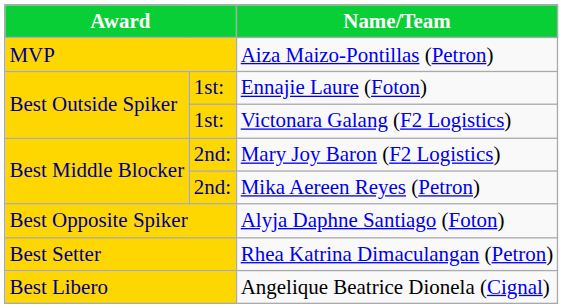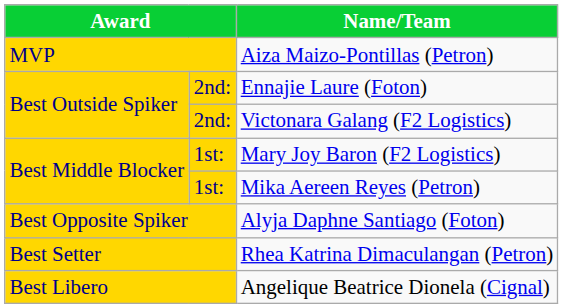(209, 87) 1st: -> (212, 87) 2nd:
(209, 120) 1st: -> (212, 120) 2nd:
(212, 154) 2nd: -> (209, 154) 1st:
(212, 187) 2nd: -> (209, 187) 1st:
